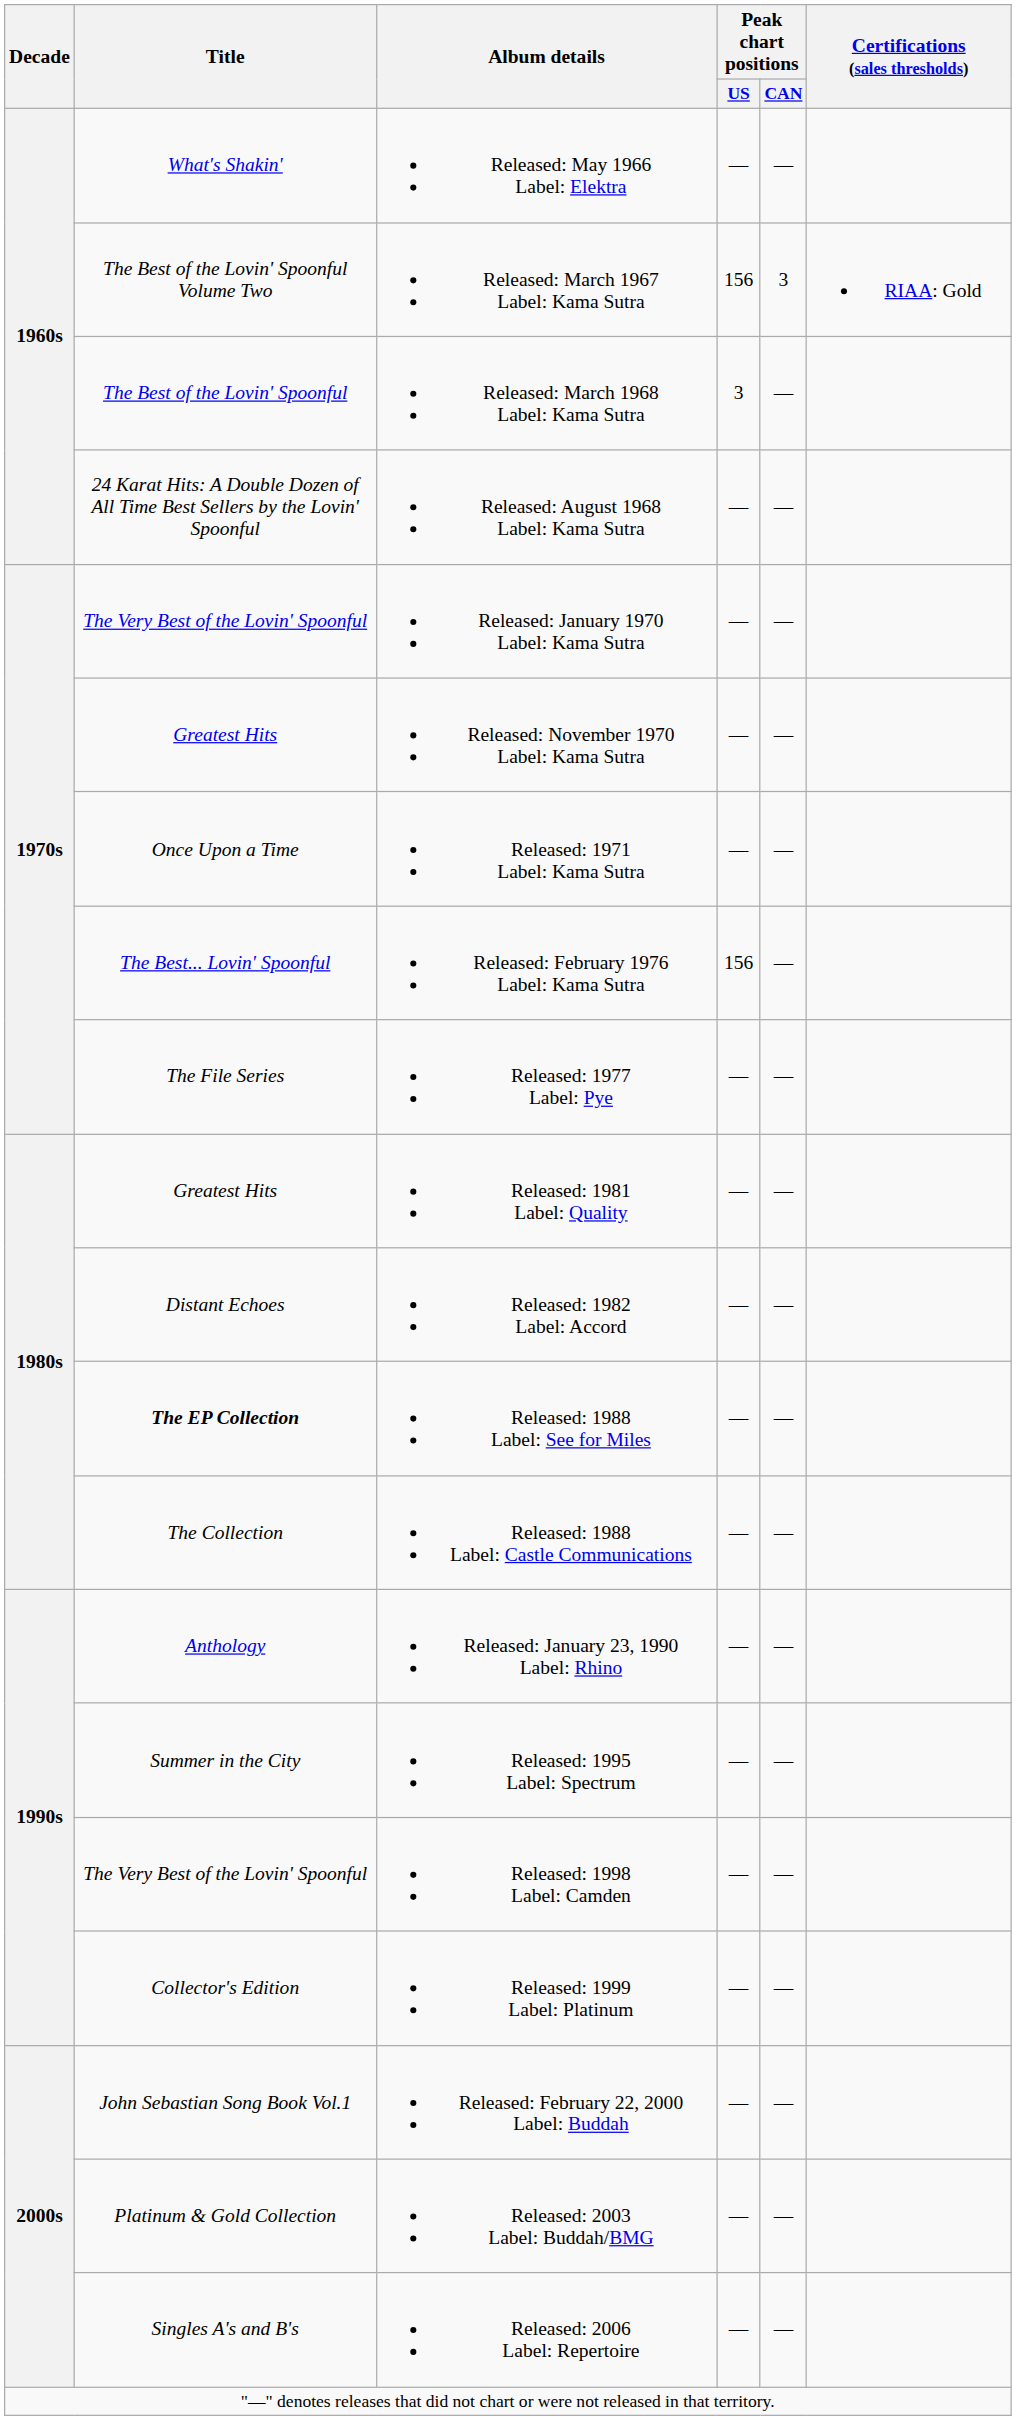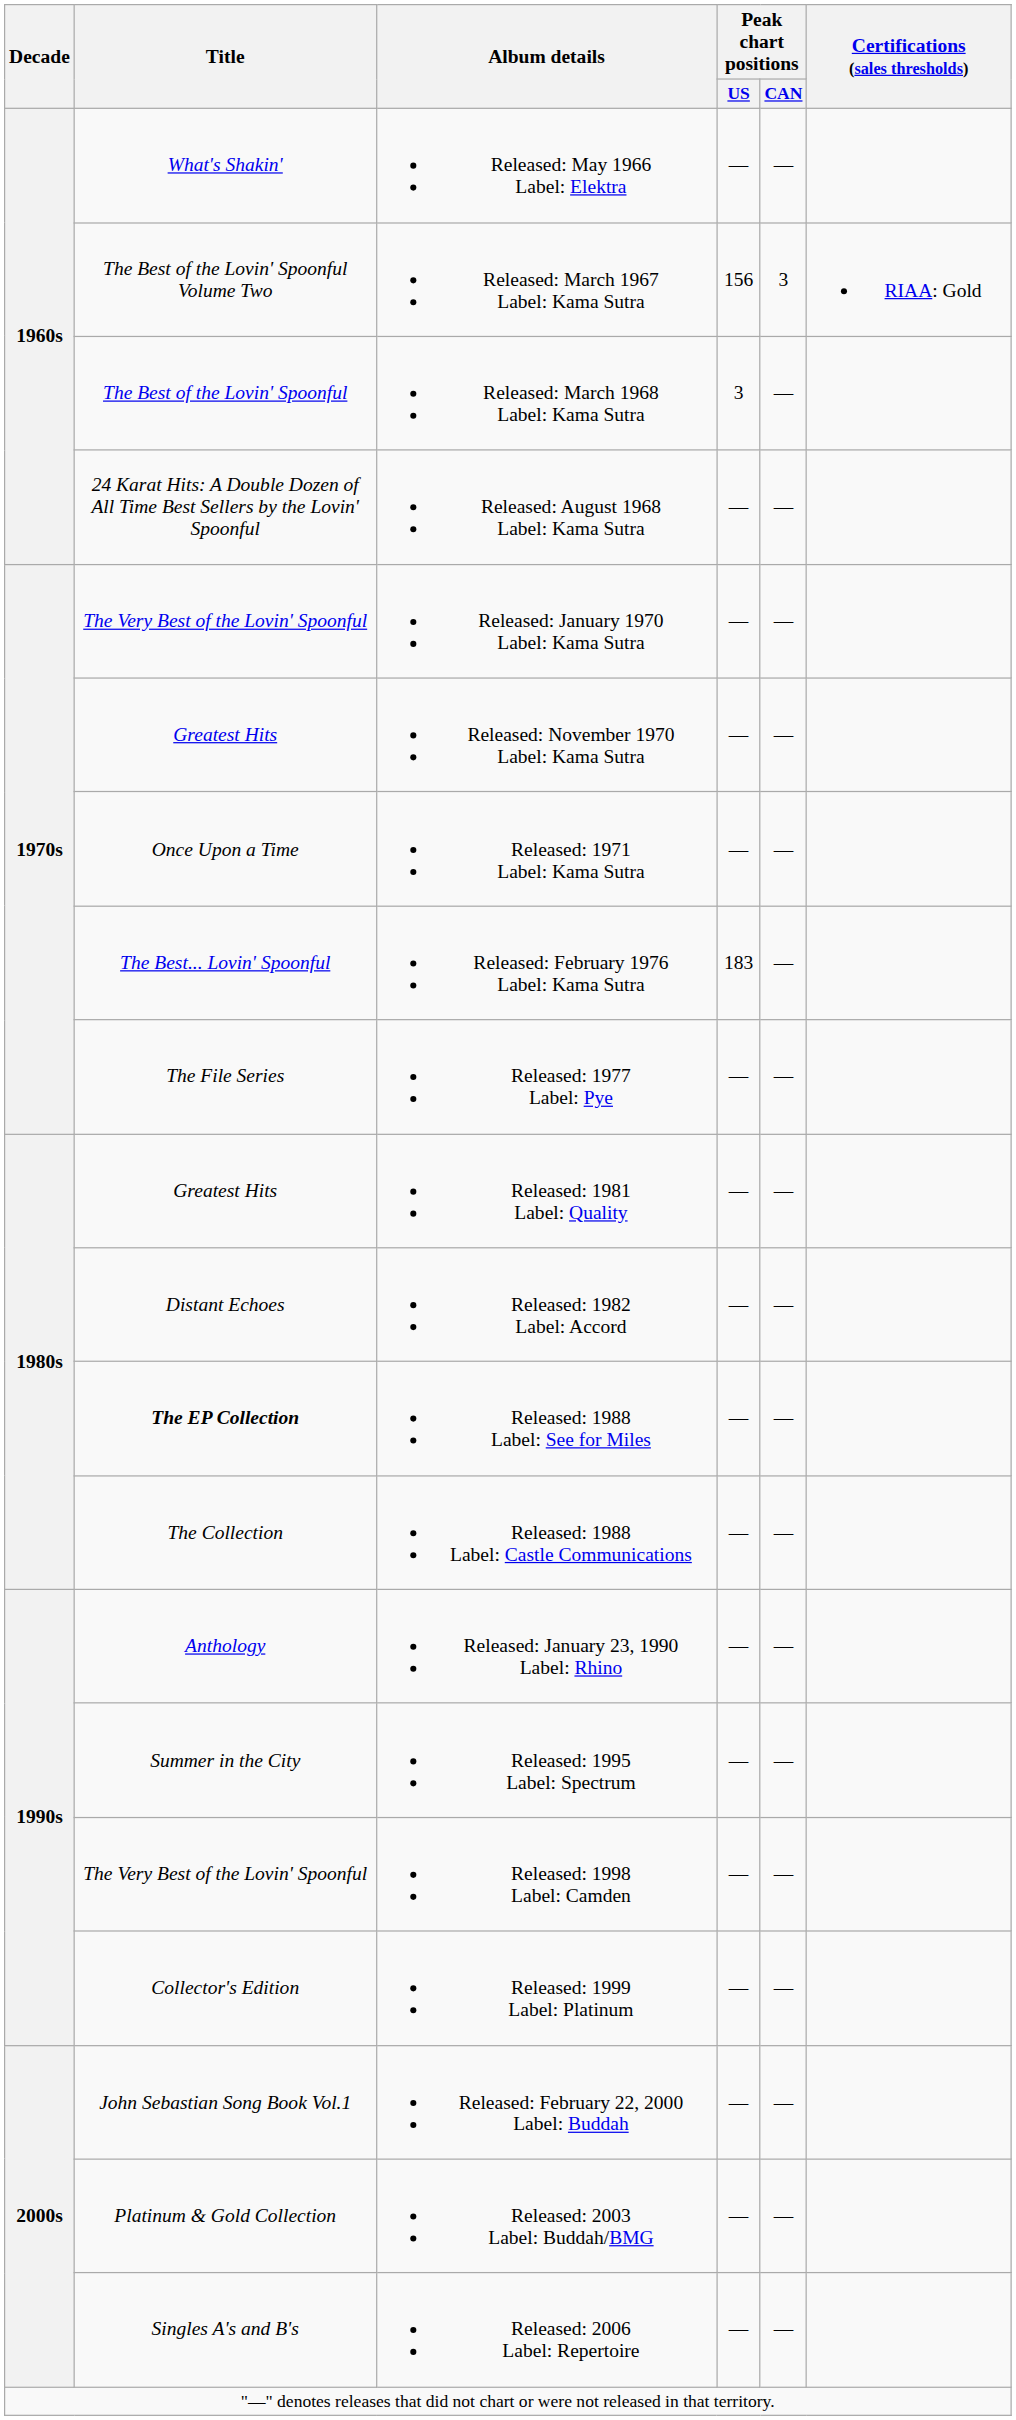(739, 962) 156 -> (739, 962) 183
